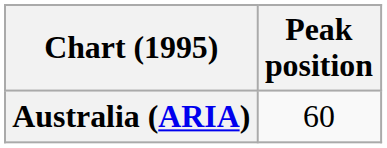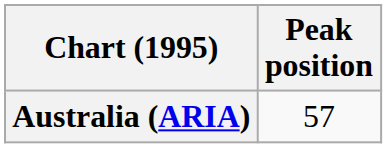(319, 116) 60 -> (319, 116) 57
